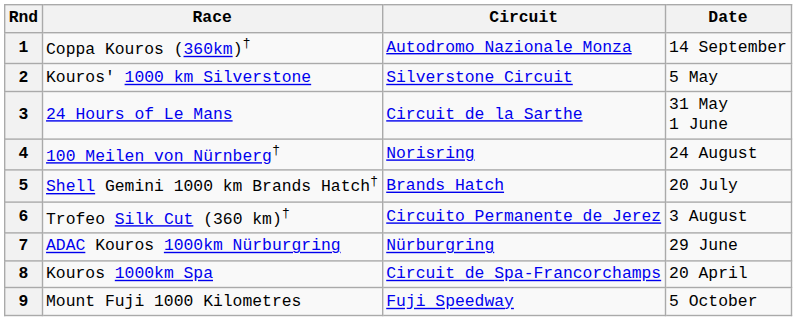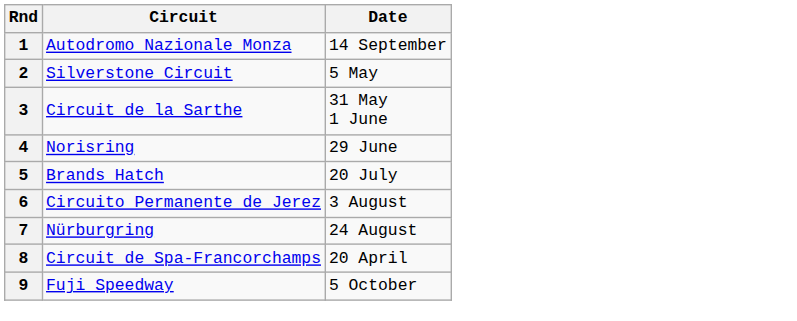- column: (212, 18)
(713, 154) 24 August -> (363, 148) 29 June
(703, 247) 29 June -> (373, 230) 24 August
